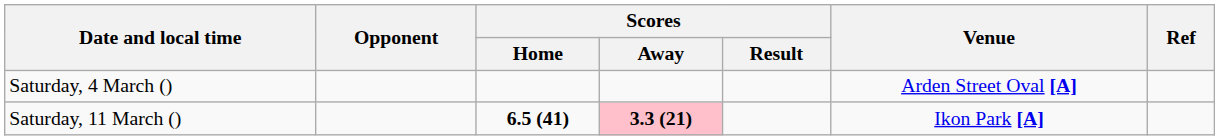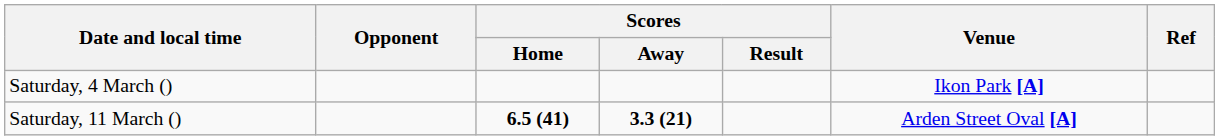(989, 86) Arden Street Oval [A] -> (989, 86) Ikon Park [A]
(661, 118) pink background -> (661, 118) no background
(989, 118) Ikon Park [A] -> (989, 118) Arden Street Oval [A]
